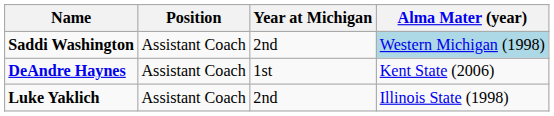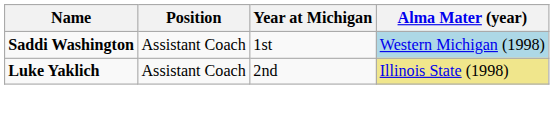(265, 44) 2nd -> (263, 44) 1st
- row: (67, 71)
(444, 97) no background -> (444, 71) khaki background
